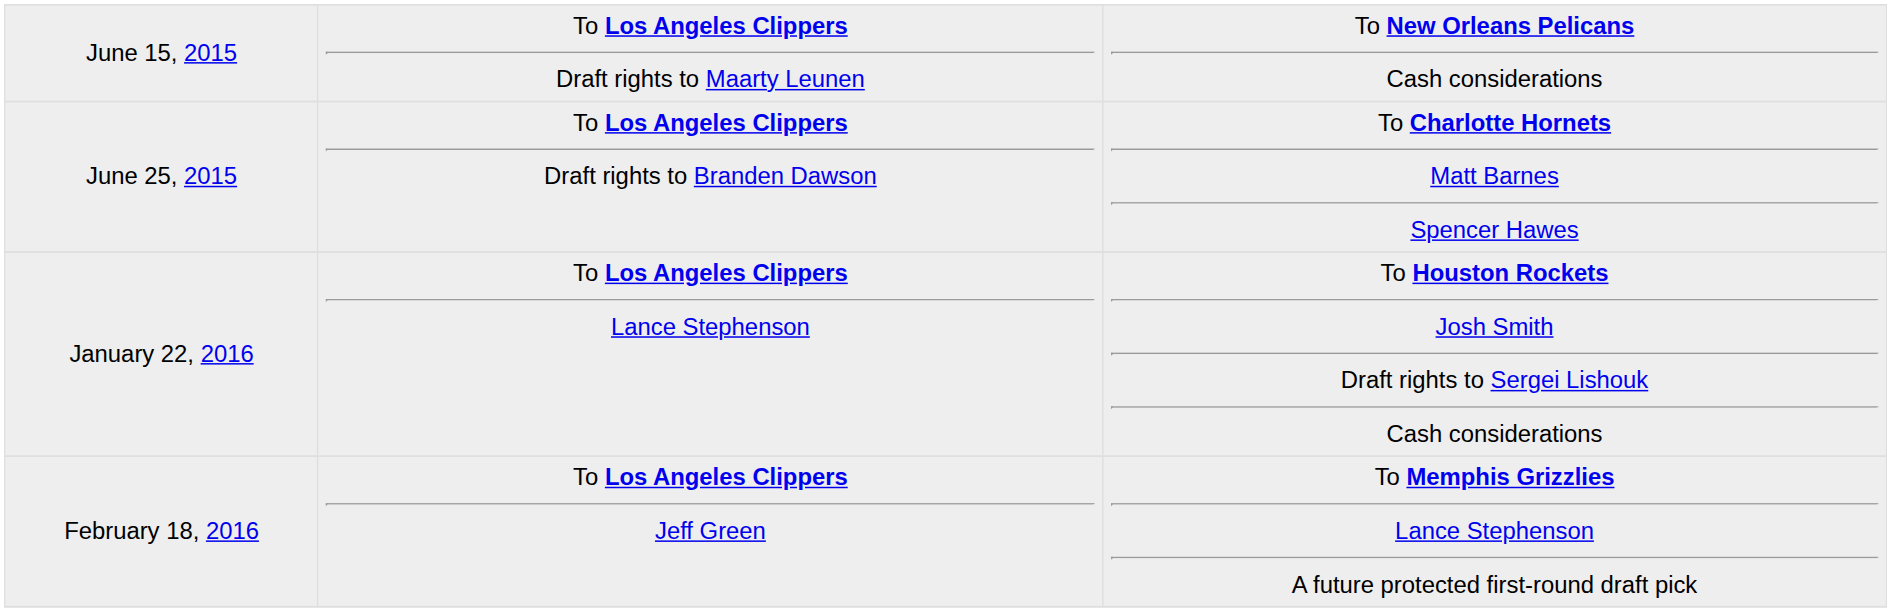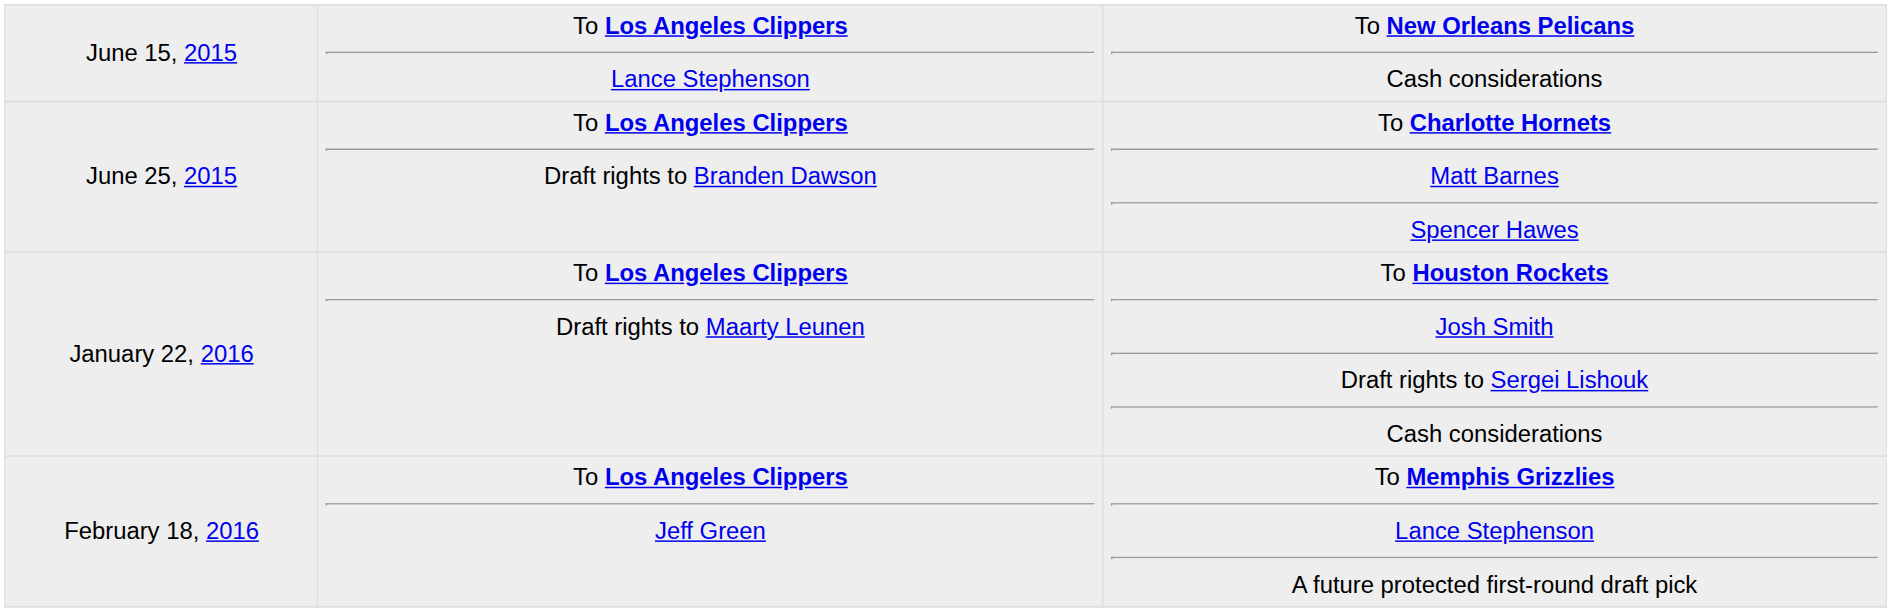(710, 52) To Los Angeles Clippers Draft rights to Maarty Leunen -> (710, 52) To Los Angeles Clippers Lance Stephenson
(710, 300) To Los Angeles Clippers Lance Stephenson -> (710, 300) To Los Angeles Clippers Draft rights to Maarty Leunen
